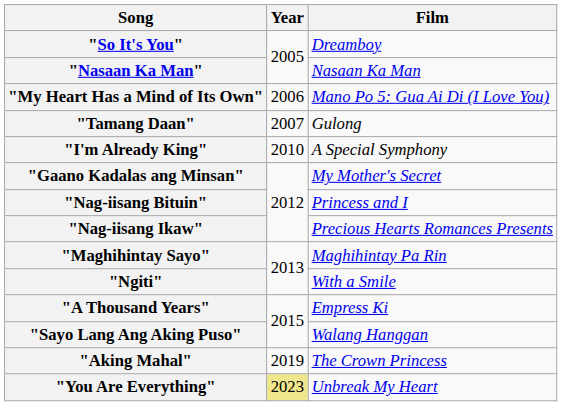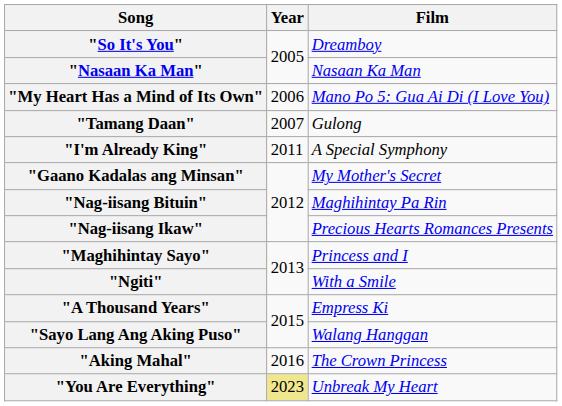(287, 149) 2010 -> (287, 149) 2011
(360, 202) Princess and I -> (379, 202) Maghihintay Pa Rin
(379, 255) Maghihintay Pa Rin -> (360, 255) Princess and I
(287, 360) 2019 -> (287, 360) 2016
